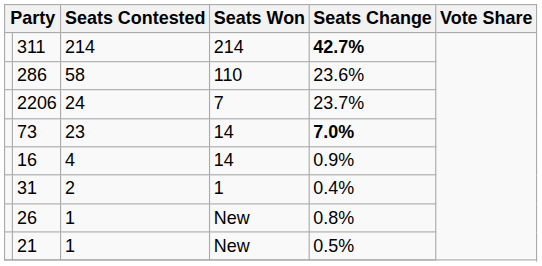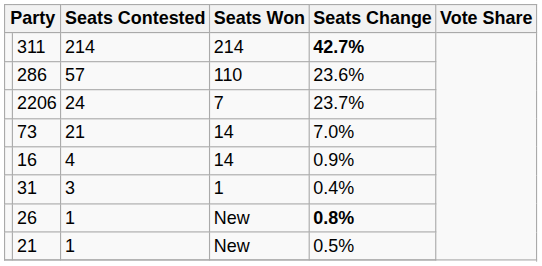(75, 75) 58 -> (75, 75) 57
(75, 132) 23 -> (75, 132) 21
(334, 132) bold -> (334, 132) normal
(70, 189) 2 -> (70, 189) 3
(334, 217) normal -> (334, 217) bold
